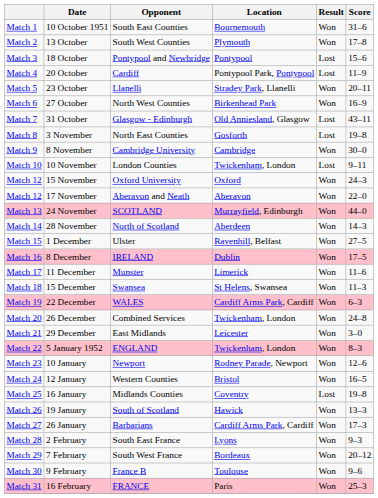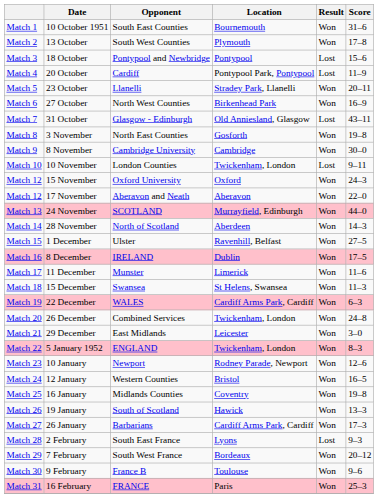(327, 134) Lost -> (327, 134) Won
(327, 394) Lost -> (327, 394) Won
(327, 440) Won -> (327, 440) Lost
